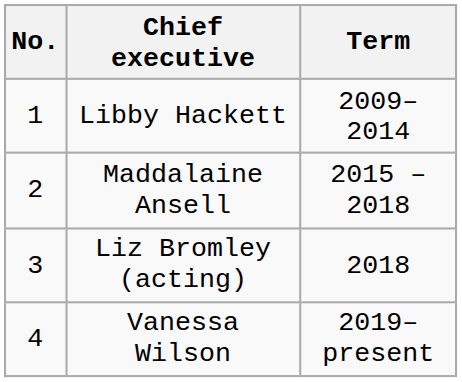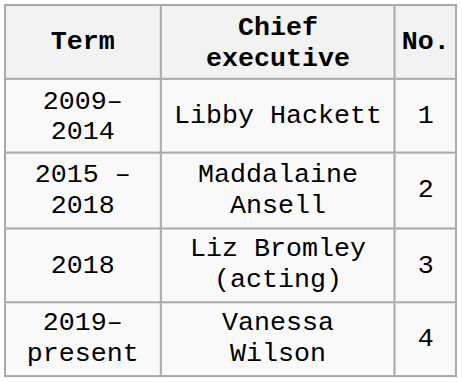columns swapped: (35, 42) <-> (378, 42)
